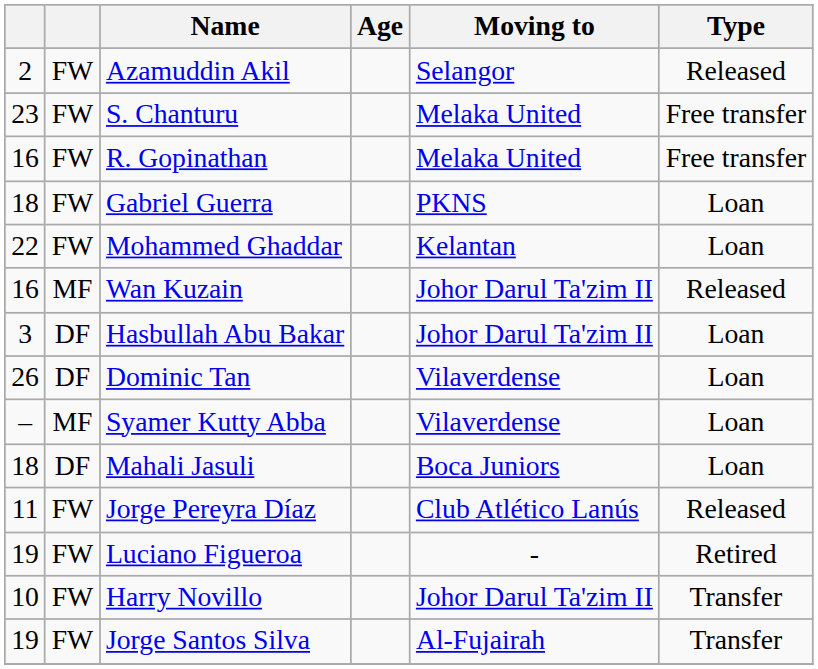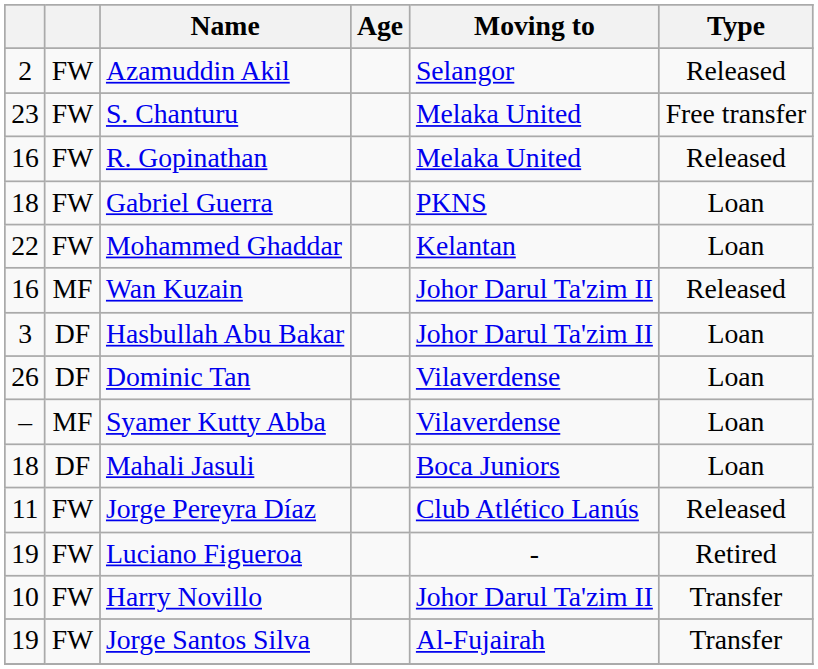(736, 158) Free transfer -> (736, 158) Released
